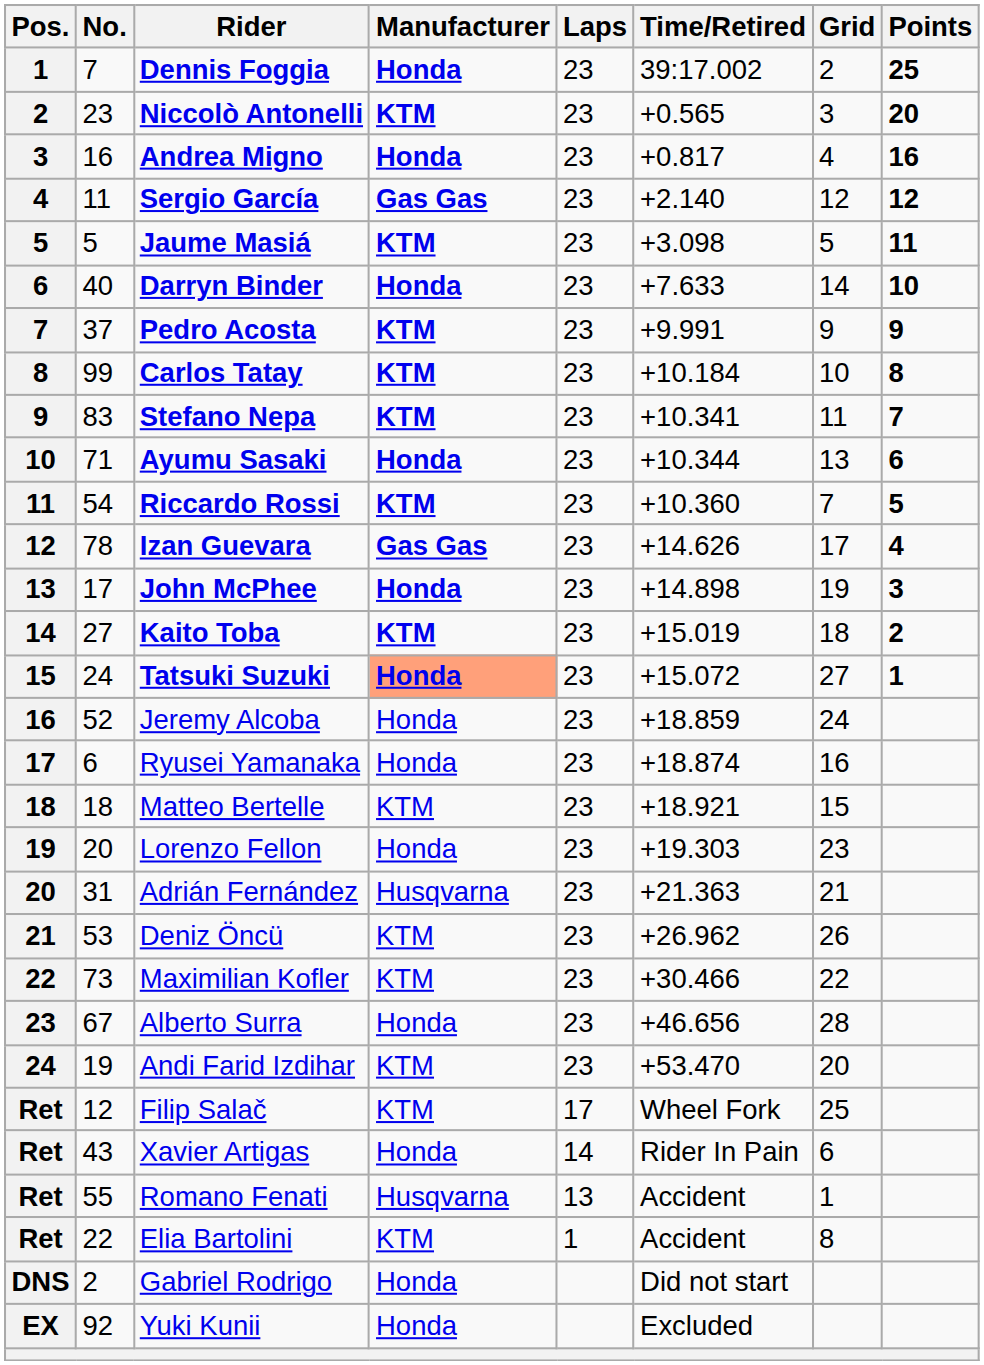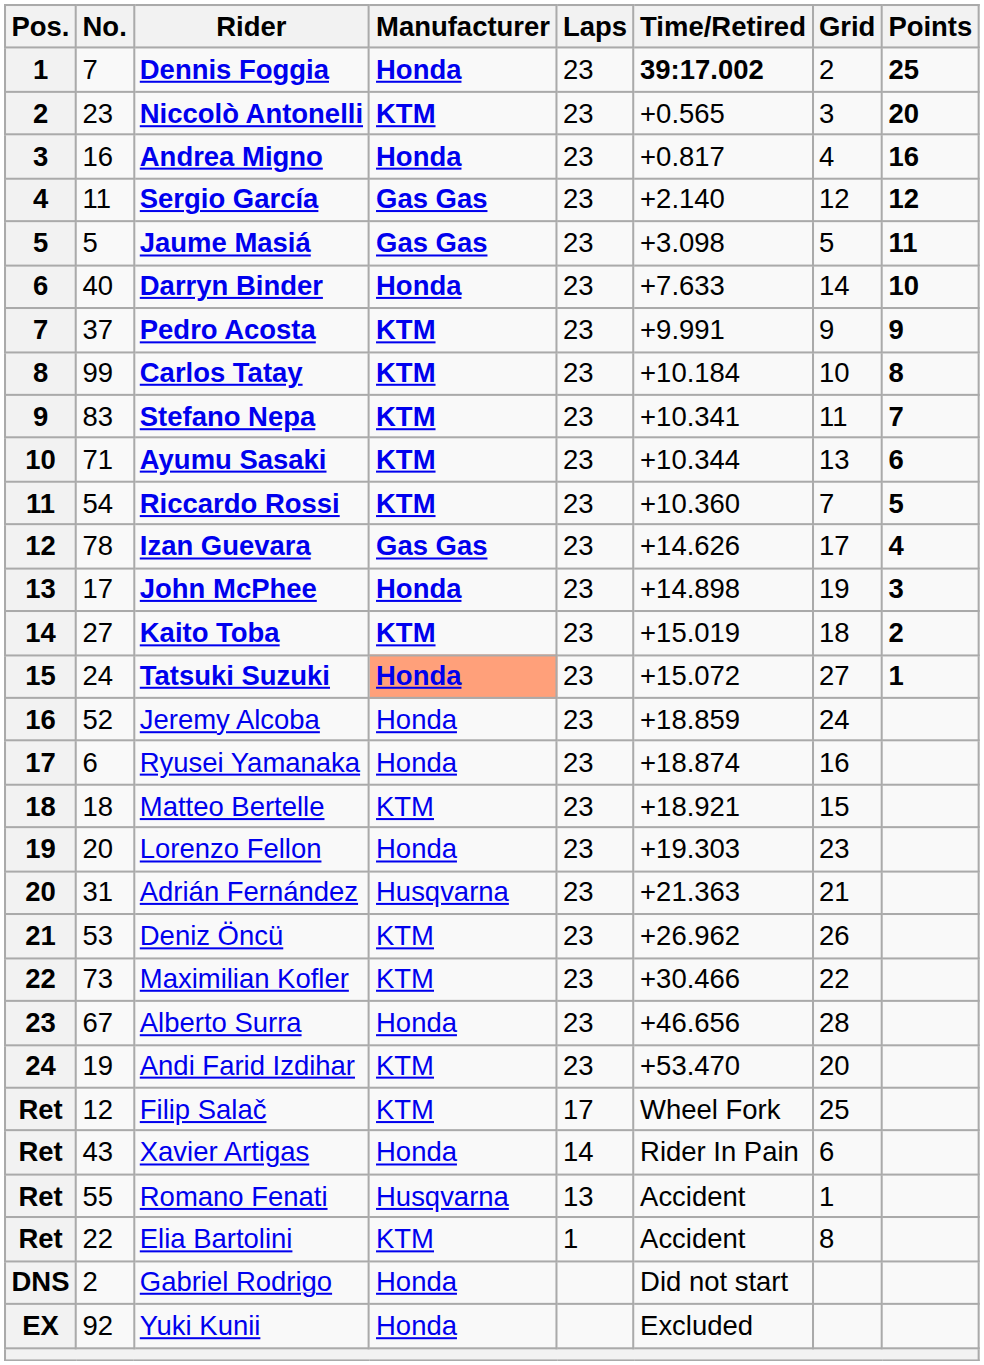(701, 70) normal -> (702, 70) bold
(406, 243) KTM -> (432, 243) Gas Gas
(419, 459) Honda -> (406, 459) KTM
